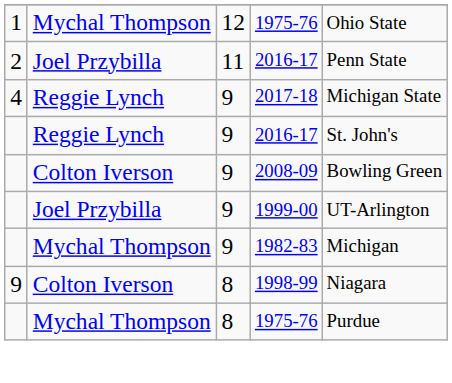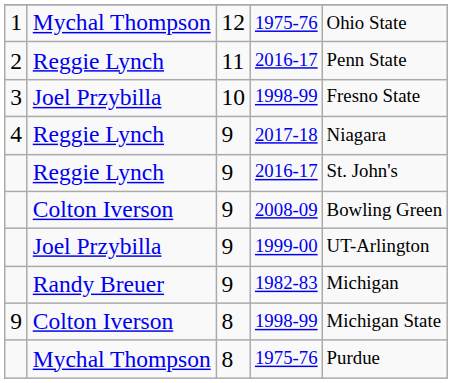(97, 60) Joel Przybilla -> (98, 60) Reggie Lynch
+ row: (16, 97)
(384, 97) Michigan State -> (356, 135) Niagara
(122, 246) Mychal Thompson -> (98, 284) Randy Breuer
(356, 284) Niagara -> (384, 321) Michigan State
